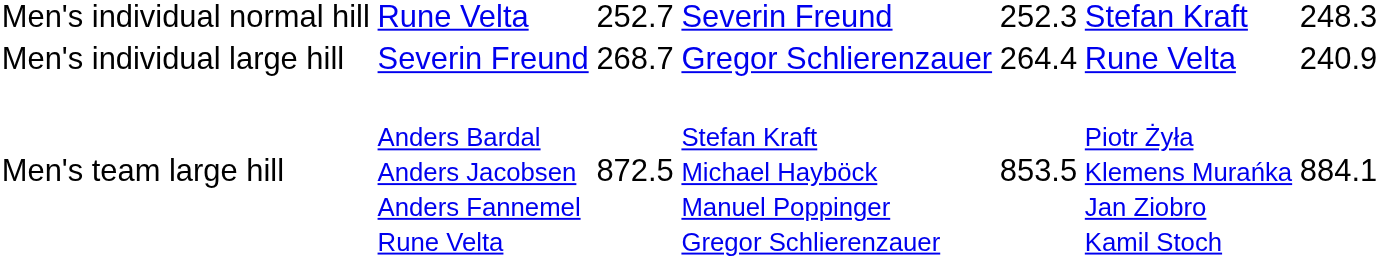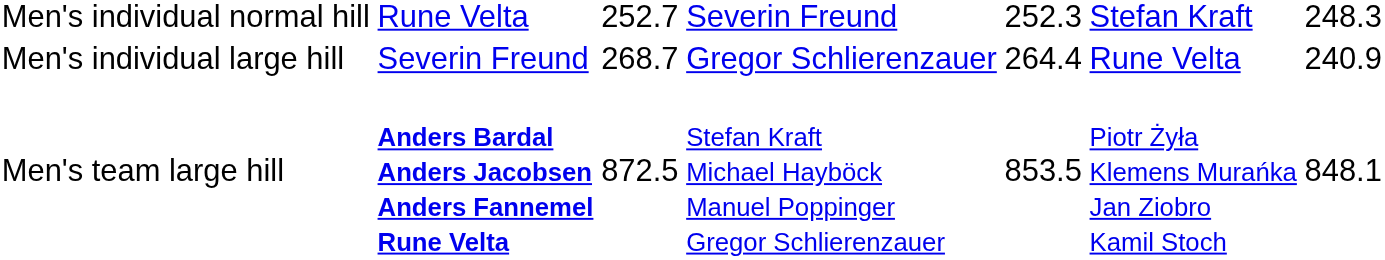(479, 190) normal -> (485, 188) bold
(1339, 171) 884.1 -> (1343, 171) 848.1
